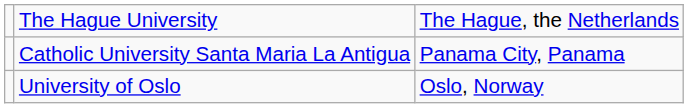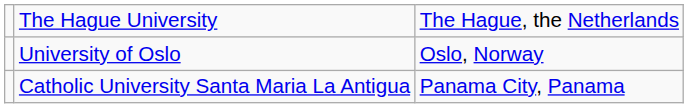rows swapped: (100, 86) <-> (215, 53)
